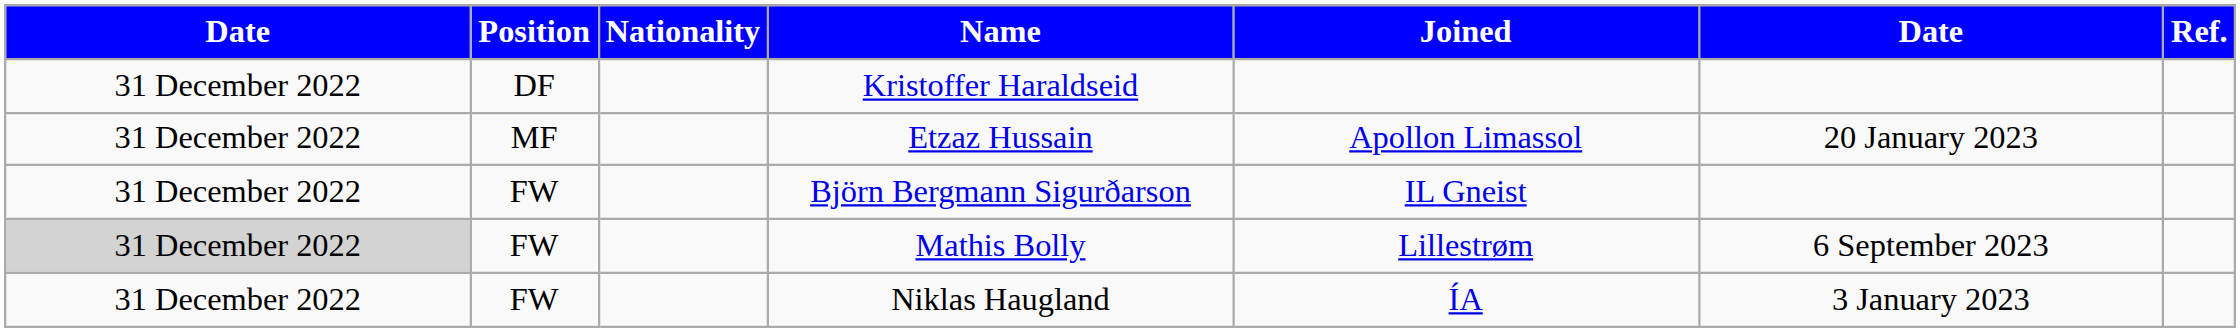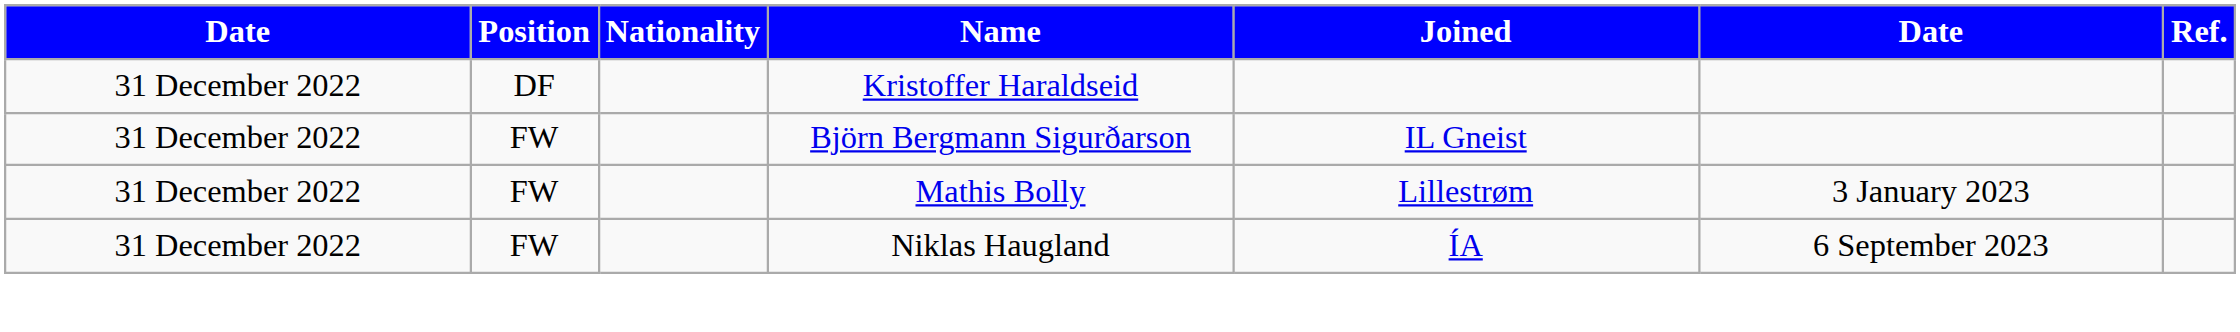- row: (1000, 138)
(238, 245) lightgrey background -> (238, 191) no background
(1931, 245) 6 September 2023 -> (1931, 191) 3 January 2023
(1931, 298) 3 January 2023 -> (1931, 245) 6 September 2023
